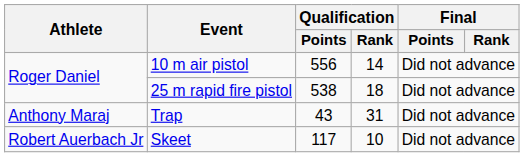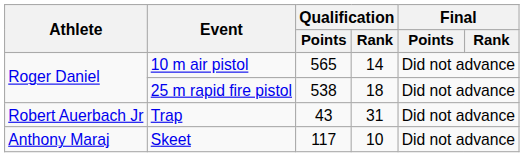(324, 66) 556 -> (324, 66) 565
(59, 115) Anthony Maraj -> (76, 115) Robert Auerbach Jr
(76, 140) Robert Auerbach Jr -> (59, 140) Anthony Maraj
